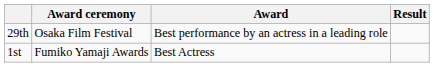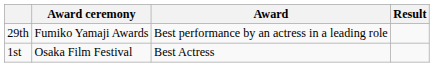(83, 33) Osaka Film Festival -> (91, 33) Fumiko Yamaji Awards
(91, 52) Fumiko Yamaji Awards -> (83, 52) Osaka Film Festival
